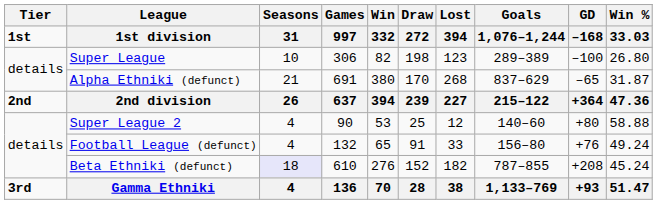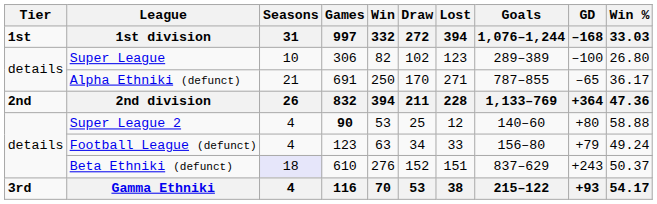(417, 59) 198 -> (417, 59) 102
(383, 80) 380 -> (383, 80) 250
(455, 80) 268 -> (455, 80) 271
(521, 80) 837–629 -> (521, 80) 787–855
(630, 80) 31.87 -> (630, 80) 36.17
(345, 102) 637 -> (345, 102) 832
(417, 102) 239 -> (417, 102) 211
(455, 102) 227 -> (455, 102) 228
(521, 102) 215–122 -> (521, 102) 1,133–769
(345, 123) normal -> (345, 123) bold
(345, 145) 132 -> (345, 145) 123
(383, 145) 65 -> (383, 145) 63
(417, 145) 91 -> (417, 145) 34
(587, 145) +76 -> (587, 145) +79
(455, 167) 182 -> (455, 167) 151
(521, 167) 787–855 -> (521, 167) 837–629
(587, 167) +208 -> (587, 167) +243
(630, 167) 45.24 -> (630, 167) 50.37
(345, 188) 136 -> (345, 188) 116
(417, 188) 28 -> (417, 188) 53
(521, 188) 1,133–769 -> (521, 188) 215–122
(630, 188) 51.47 -> (630, 188) 54.17
